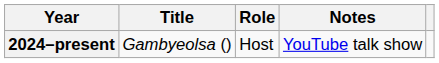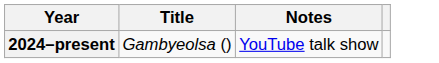- column: (257, 17)
